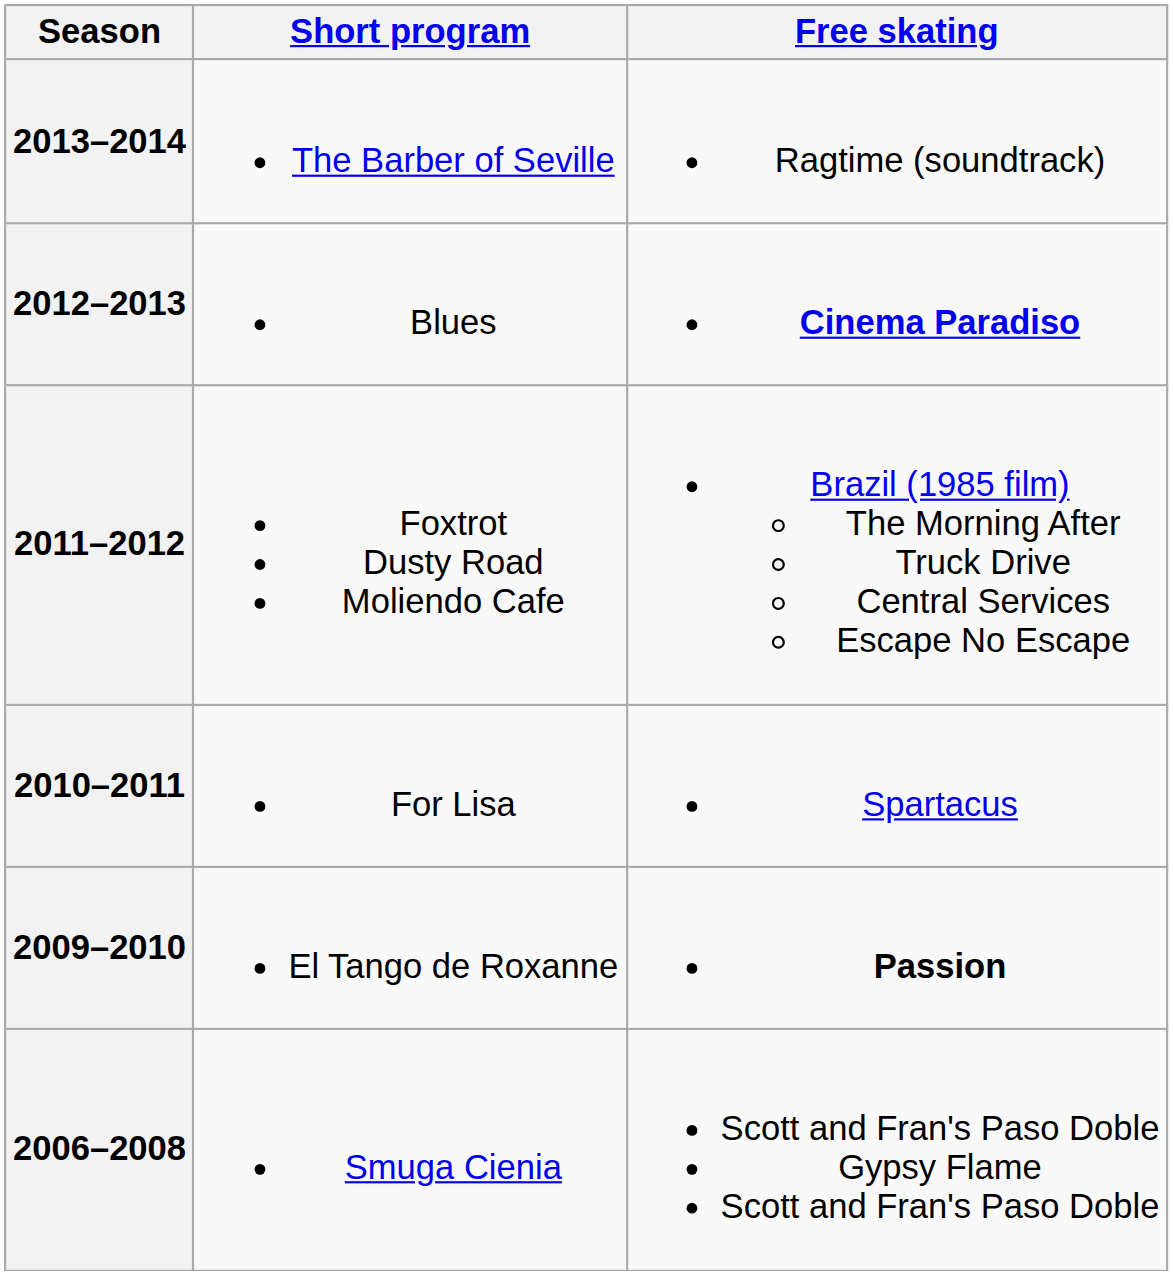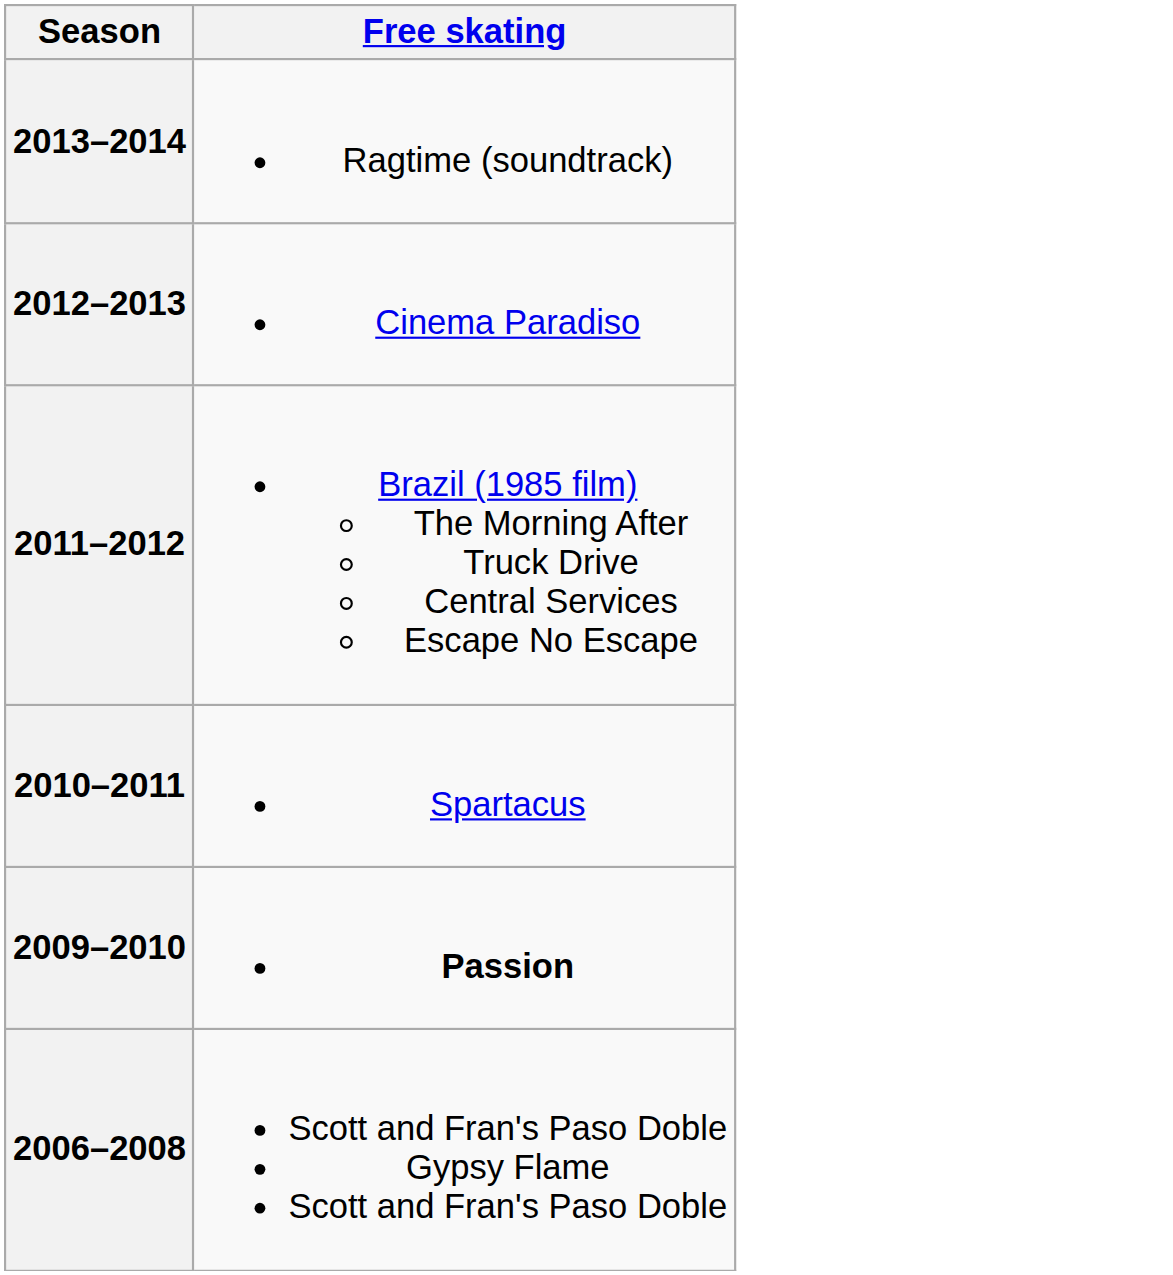- column: (410, 31)
(897, 324) bold -> (465, 324) normal
